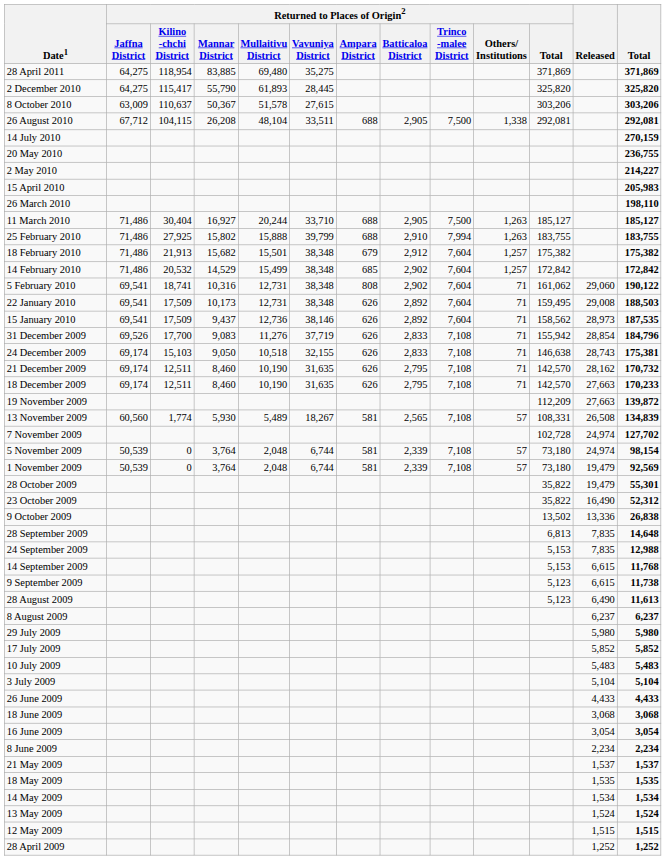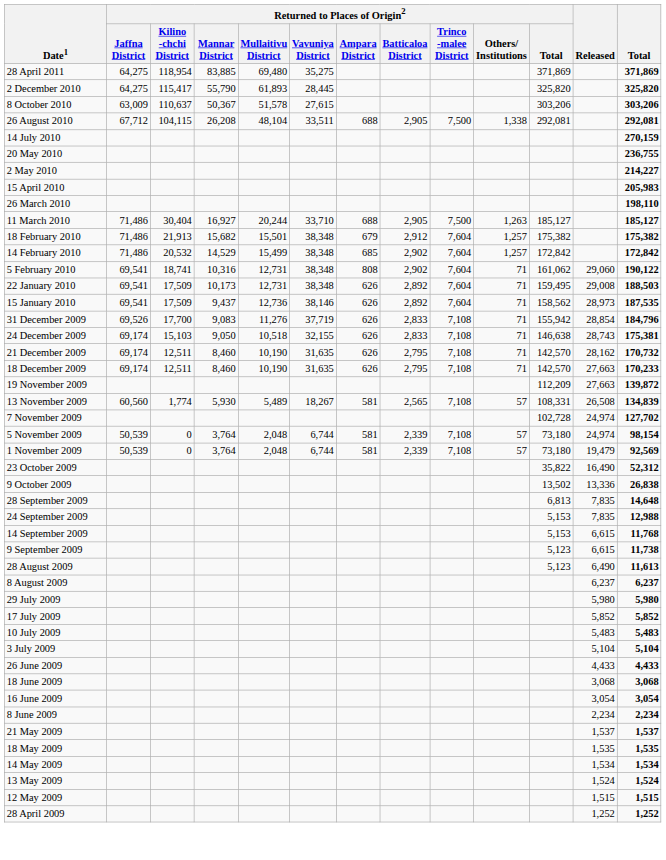- row: (44, 236)
- row: (42, 484)
